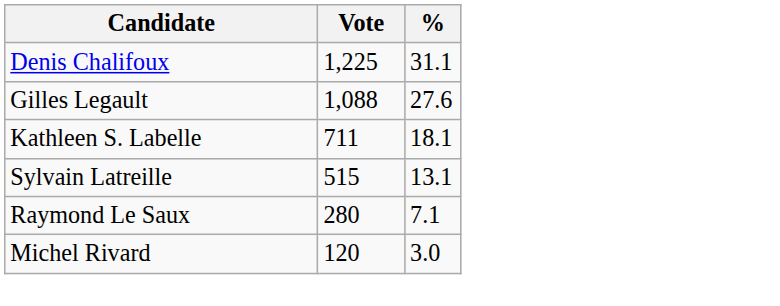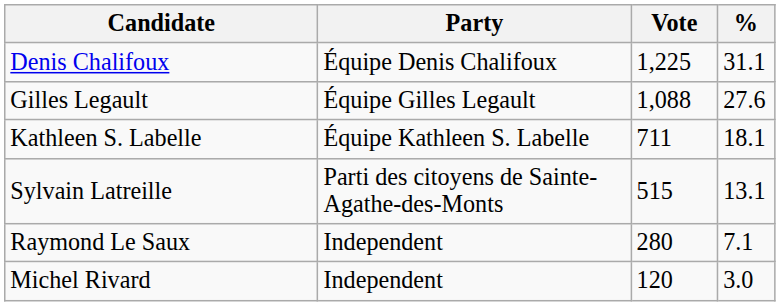+ column: (474, 23)
